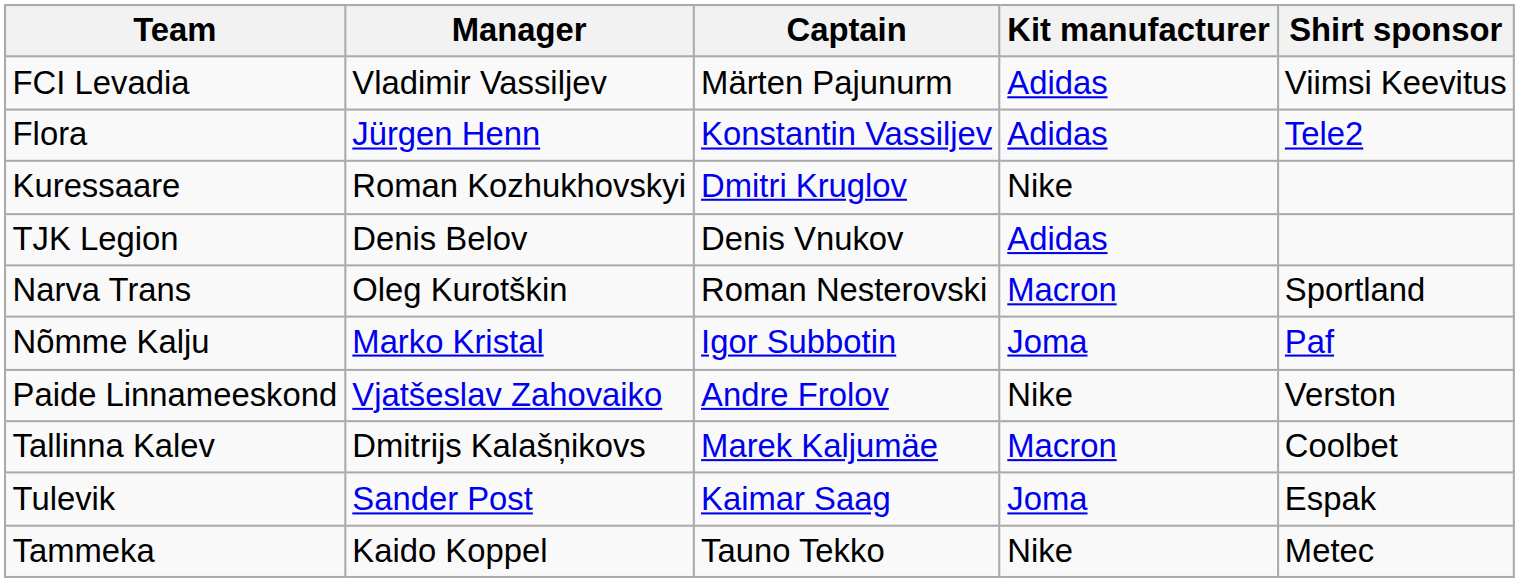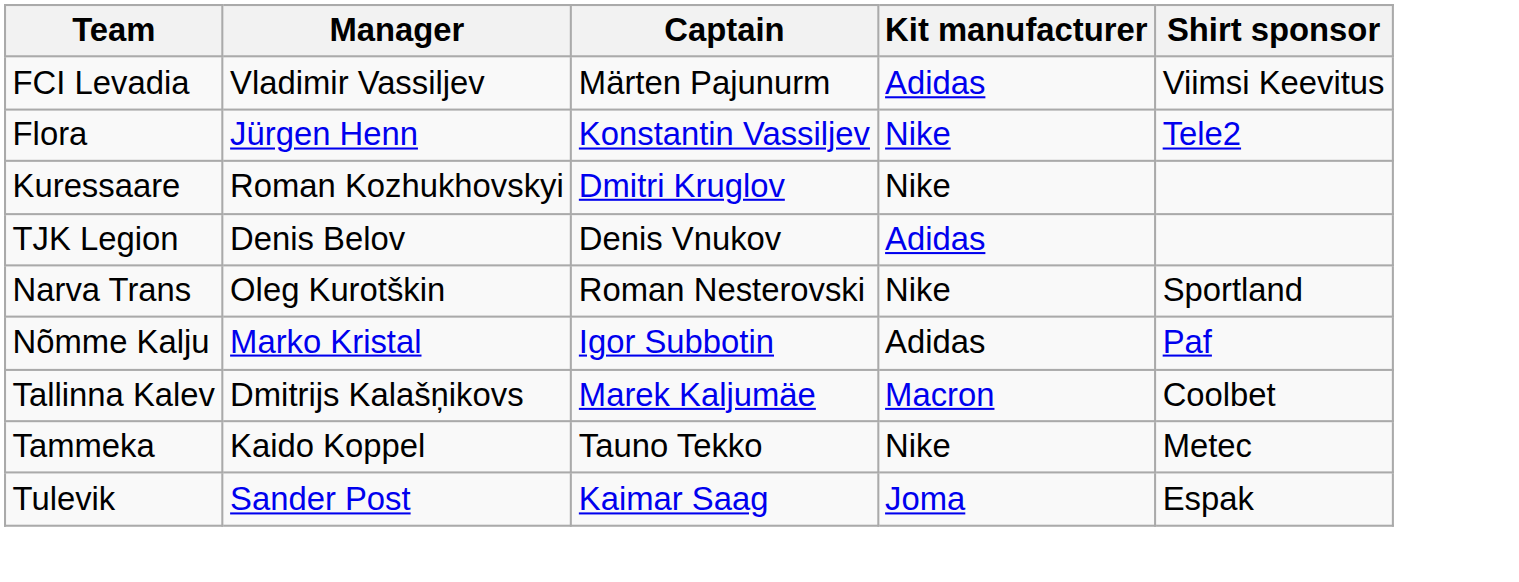(1057, 134) Adidas -> (918, 134) Nike
(1062, 290) Macron -> (918, 290) Nike
(1047, 342) Joma -> (935, 342) Adidas
- row: (175, 394)
rows swapped: (84, 550) <-> (64, 498)
